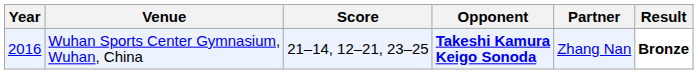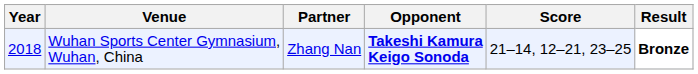columns swapped: (594, 17) <-> (358, 17)
(25, 49) 2016 -> (25, 49) 2018
